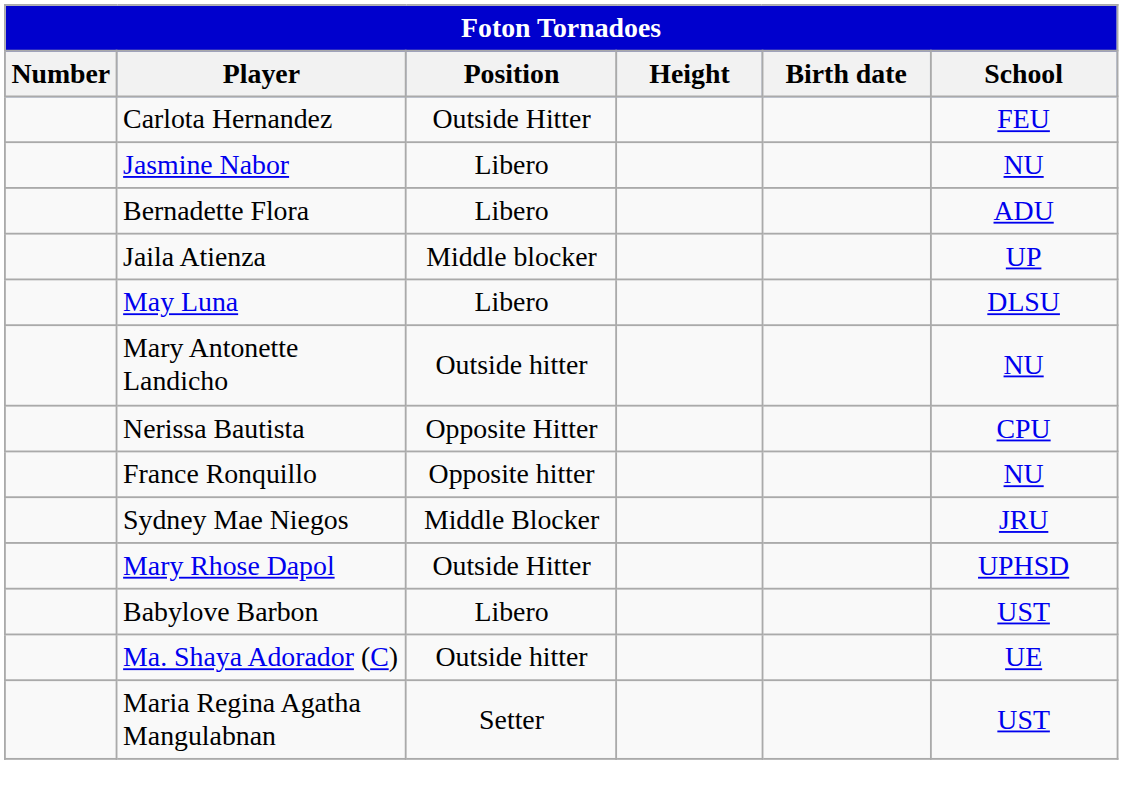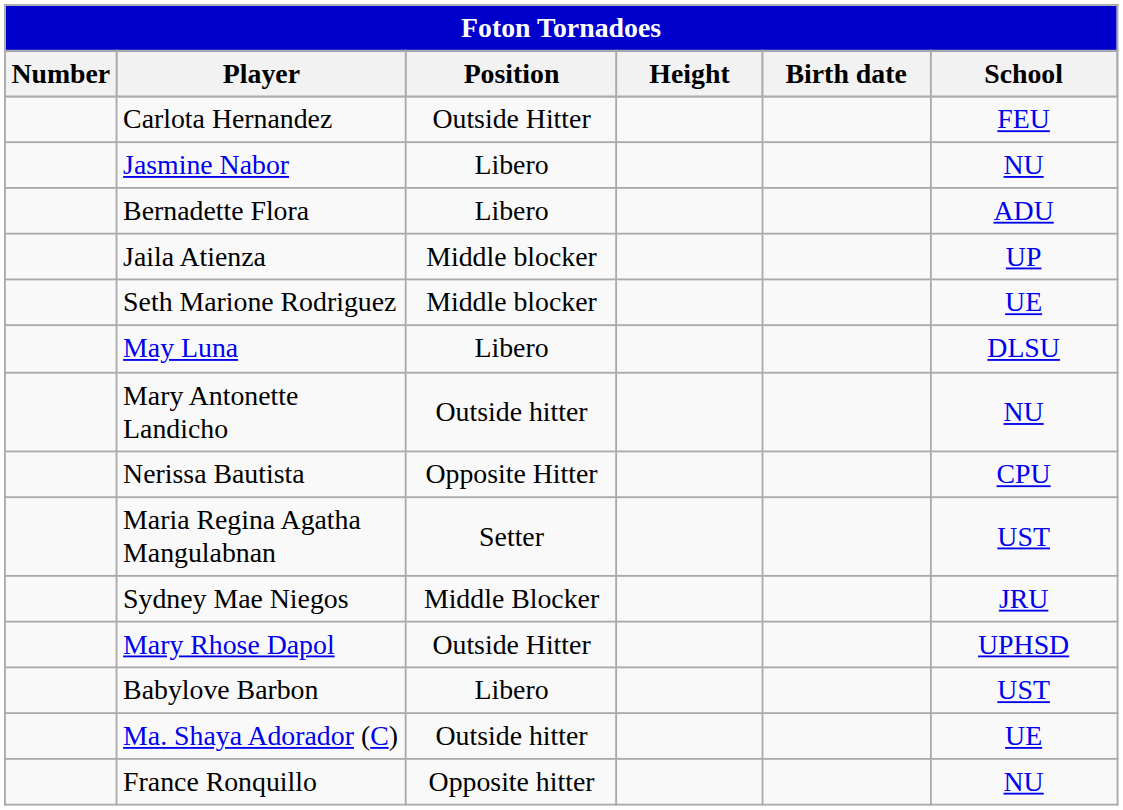+ row: (260, 302)
rows swapped: (220, 473) <-> (242, 719)
